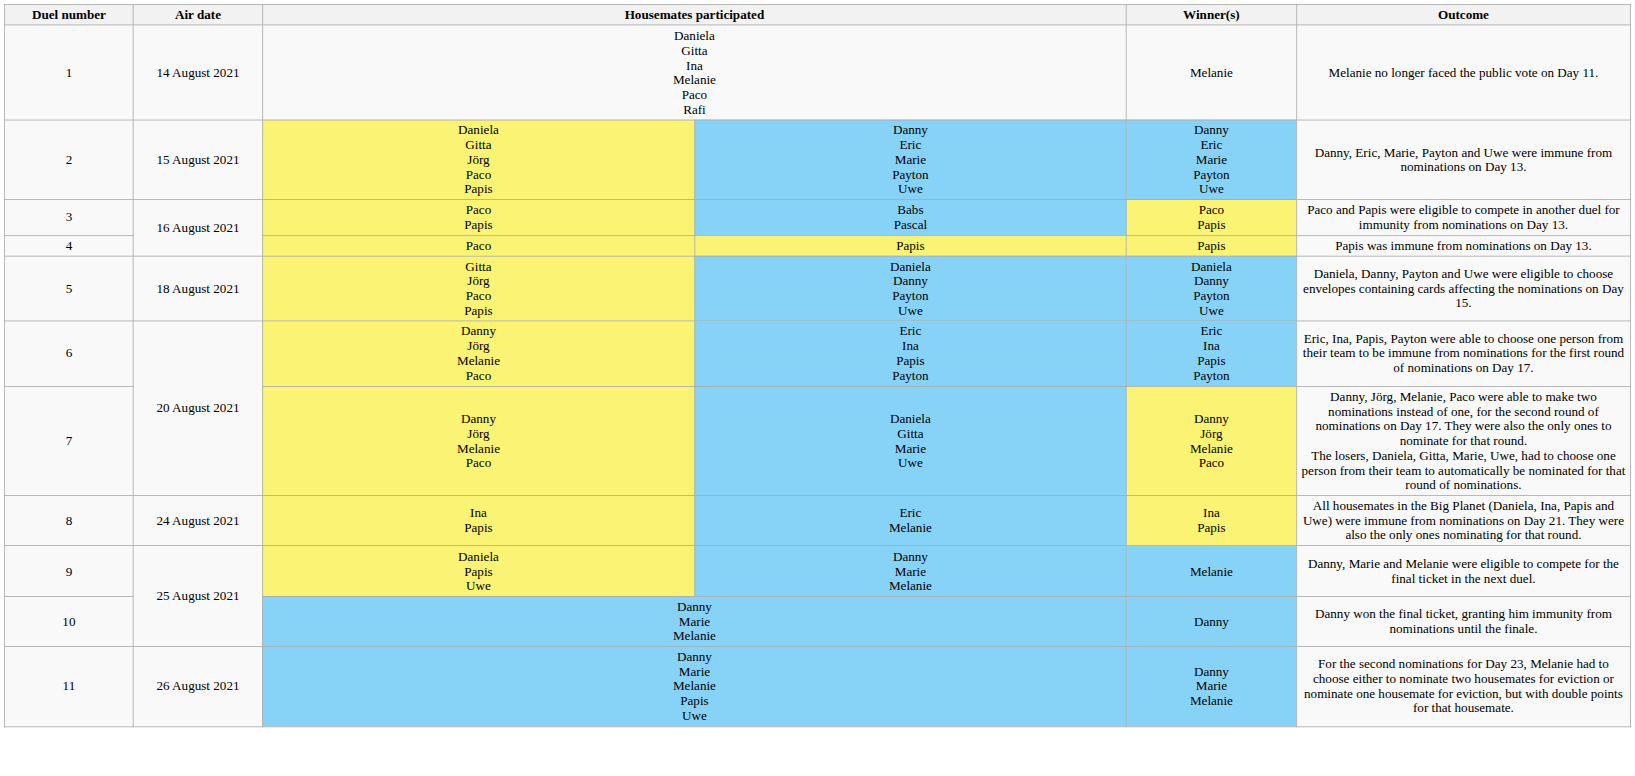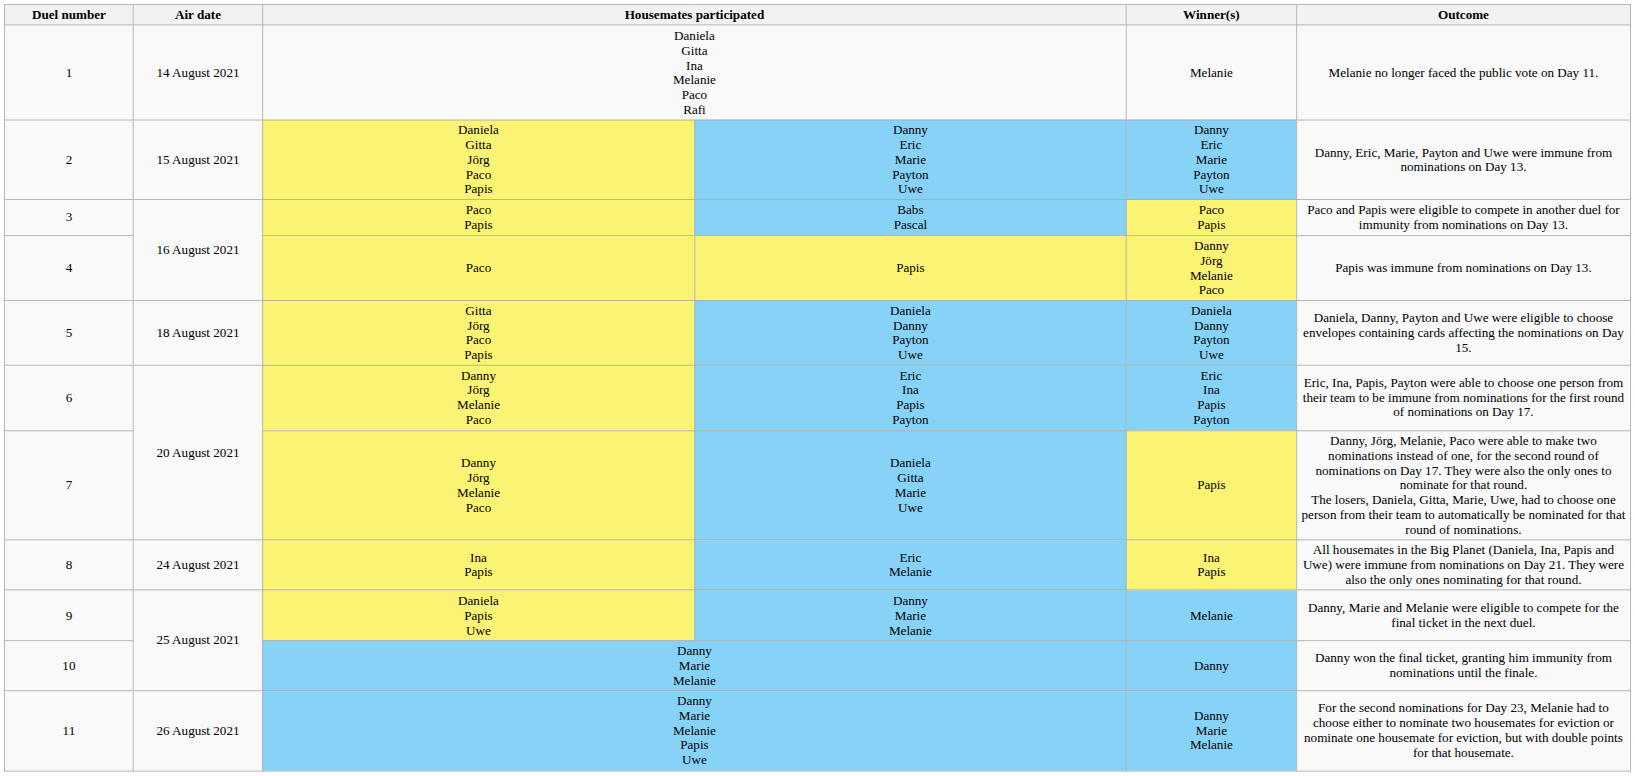(1211, 245) Papis -> (1211, 267) Danny Jörg Melanie Paco
(1211, 440) Danny Jörg Melanie Paco -> (1211, 485) Papis
